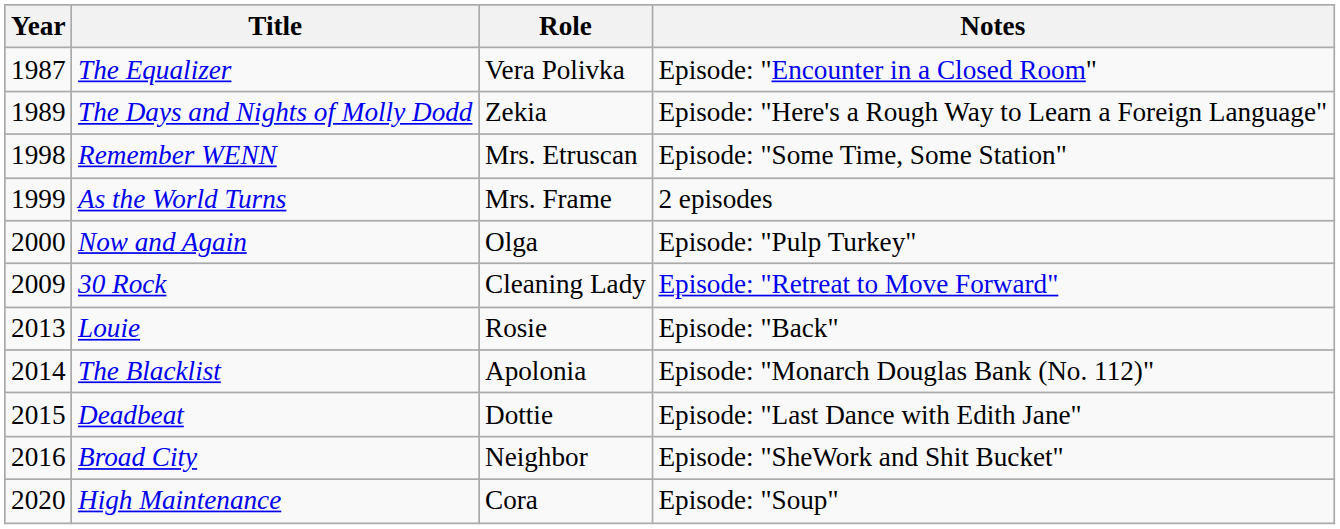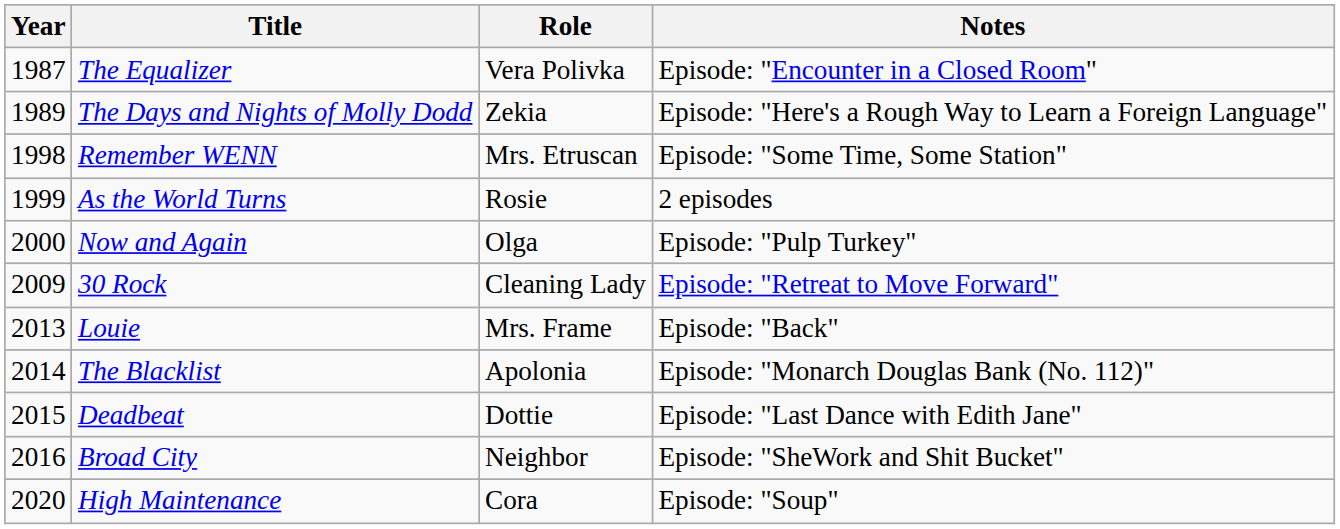(548, 198) Mrs. Frame -> (516, 198) Rosie
(516, 328) Rosie -> (548, 328) Mrs. Frame
